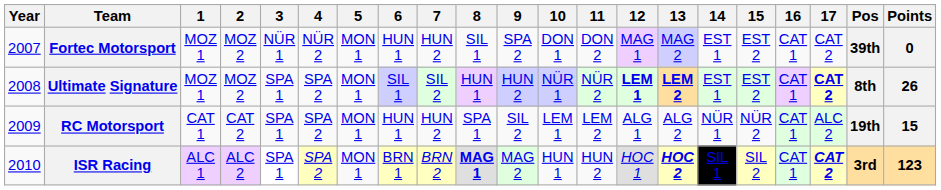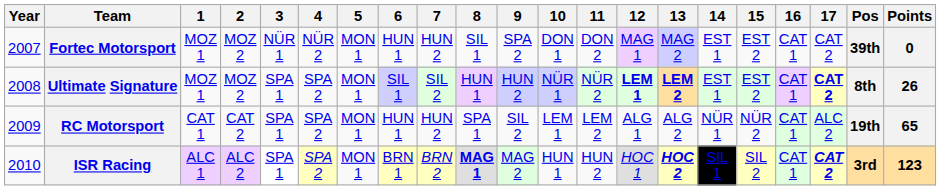(910, 126) 15 -> (910, 126) 65
